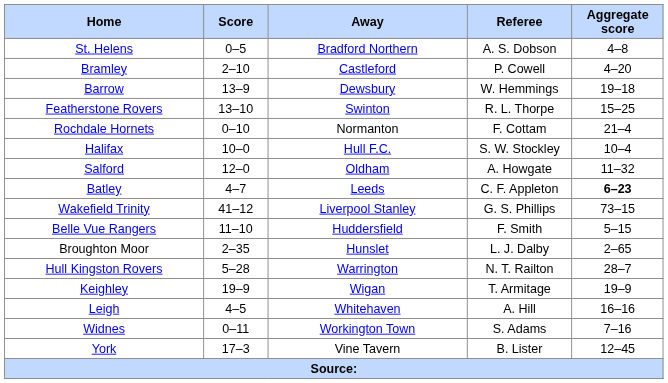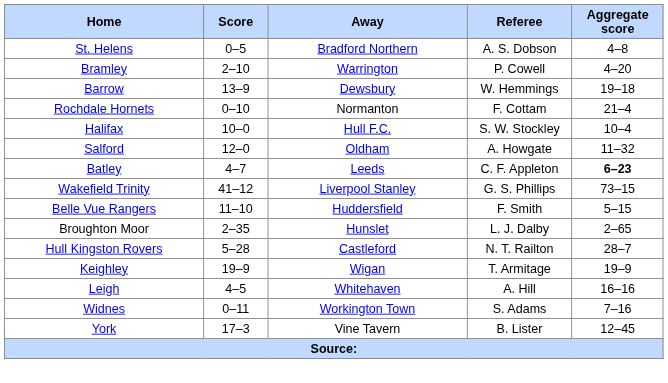(367, 68) Castleford -> (367, 68) Warrington
- row: (104, 108)
(367, 268) Warrington -> (367, 248) Castleford
